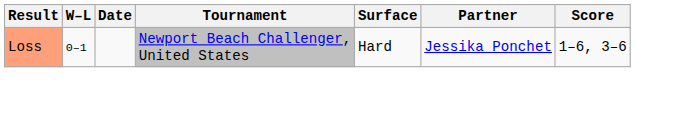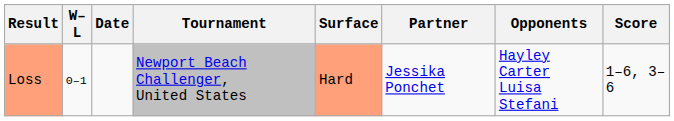+ column: (549, 24)
(375, 47) no background -> (336, 80) lightsalmon background
